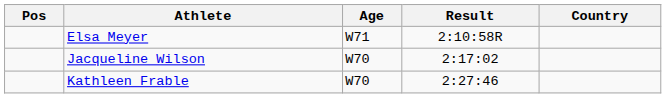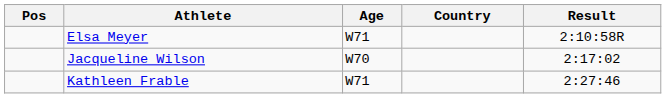columns swapped: (600, 16) <-> (470, 16)
(357, 82) W70 -> (357, 82) W71
